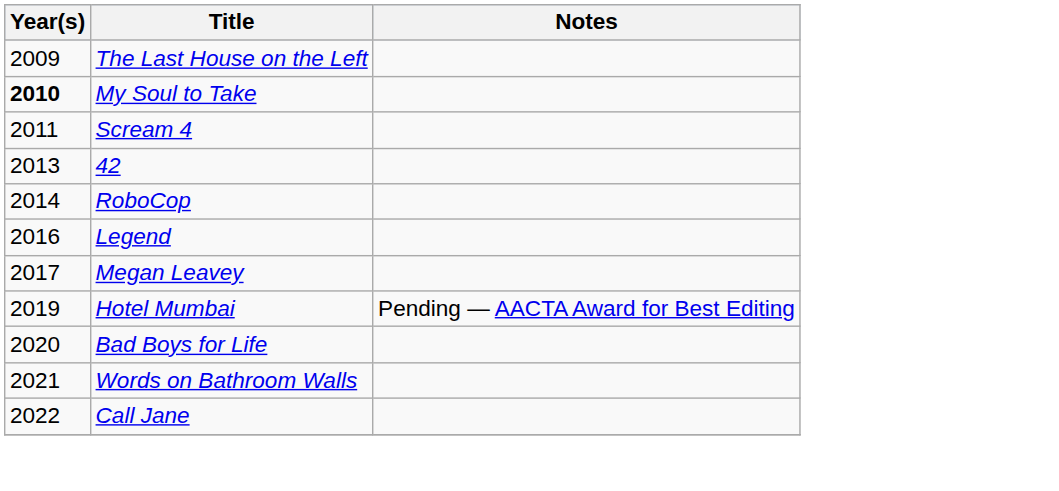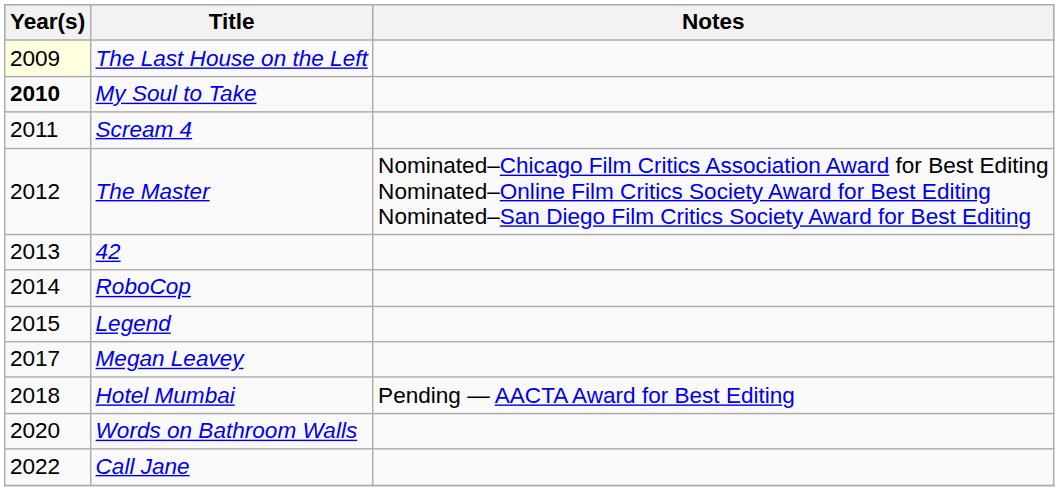(35, 58) no background -> (35, 58) lightyellow background
+ row: (153, 190)
(35, 237) 2016 -> (35, 323) 2015
(35, 308) 2019 -> (35, 395) 2018
- row: (181, 344)
(35, 380) 2021 -> (35, 430) 2020
